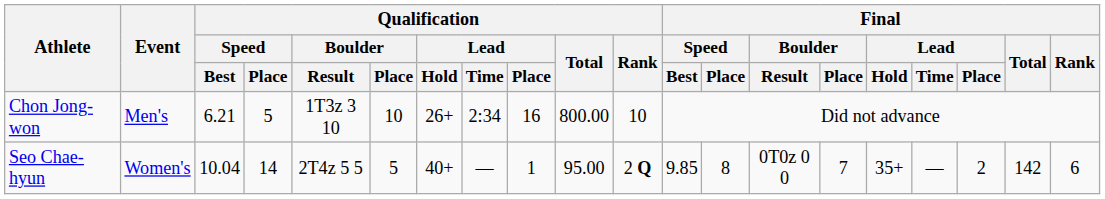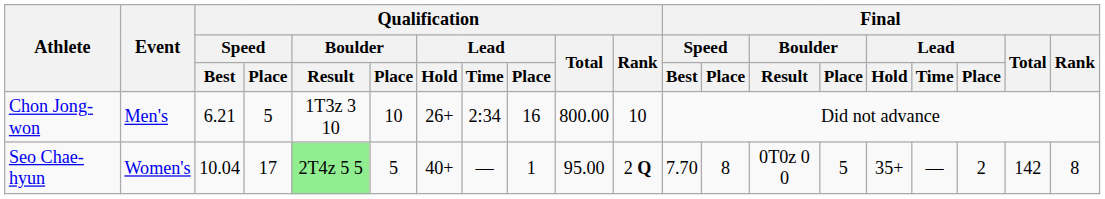(268, 168) 14 -> (268, 168) 17
(331, 168) no background -> (331, 168) lightgreen background
(682, 168) 9.85 -> (682, 168) 7.70
(843, 168) 7 -> (843, 168) 5
(1075, 168) 6 -> (1075, 168) 8
